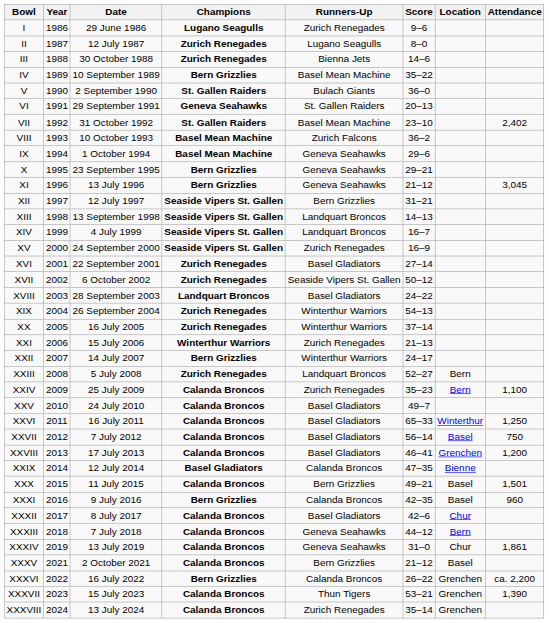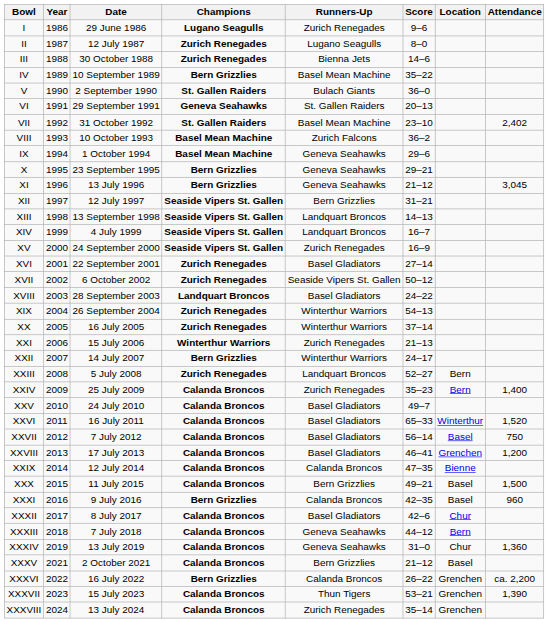(515, 389) 1,100 -> (515, 389) 1,400
(515, 421) 1,250 -> (515, 421) 1,520
(224, 468) Basel Gladiators -> (224, 468) Calanda Broncos
(515, 484) 1,501 -> (515, 484) 1,500
(515, 547) 1,861 -> (515, 547) 1,360
